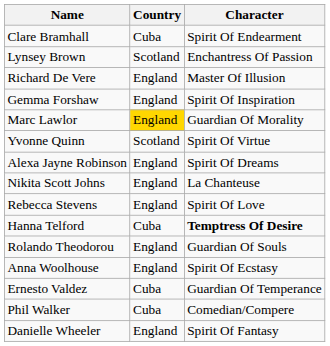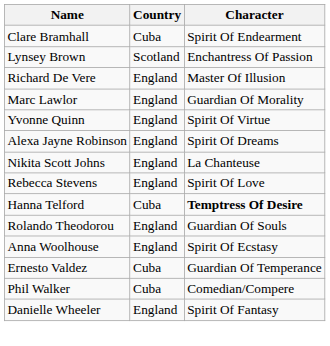- row: (53, 99)
(155, 120) gold background -> (155, 99) no background
(156, 141) Scotland -> (155, 120) England
